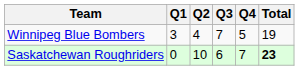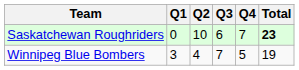rows swapped: (86, 55) <-> (76, 34)
